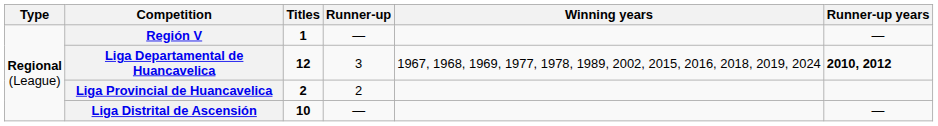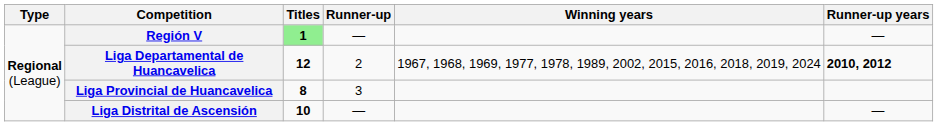(303, 35) no background -> (303, 35) lightgreen background
(359, 63) 3 -> (359, 63) 2
(303, 91) 2 -> (303, 91) 8
(359, 91) 2 -> (359, 91) 3
